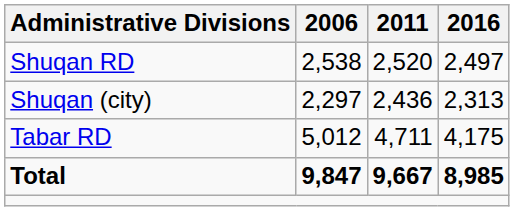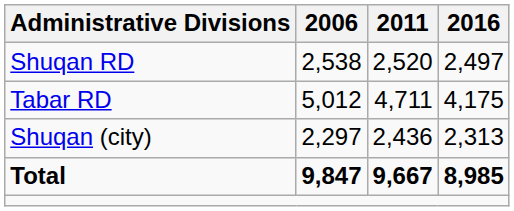rows swapped: (61, 137) <-> (81, 99)
